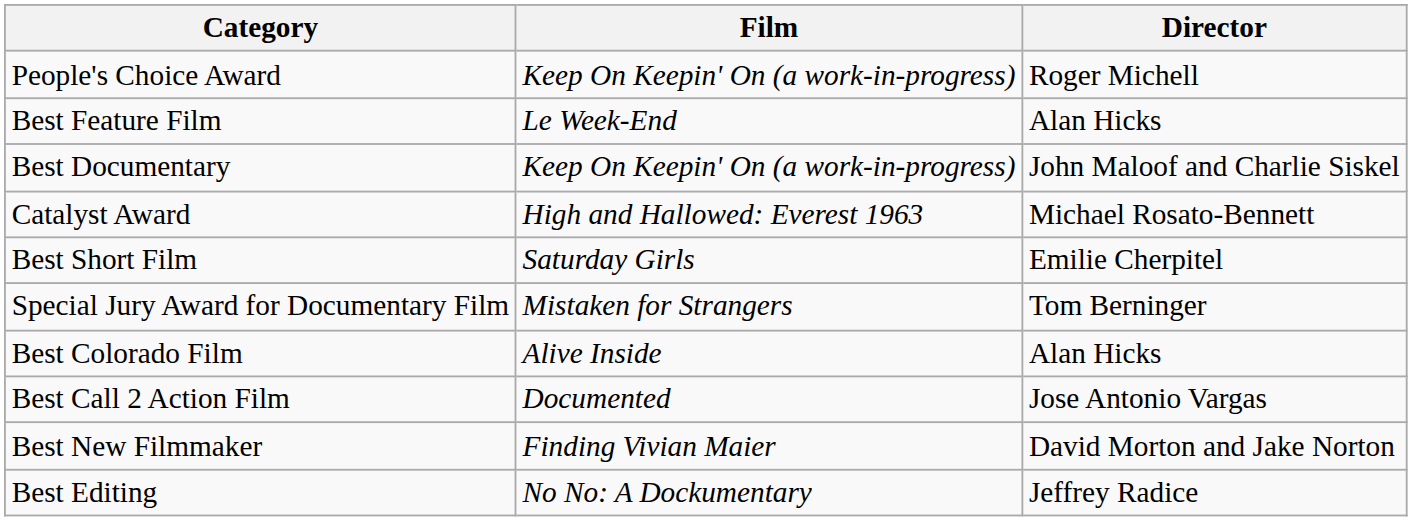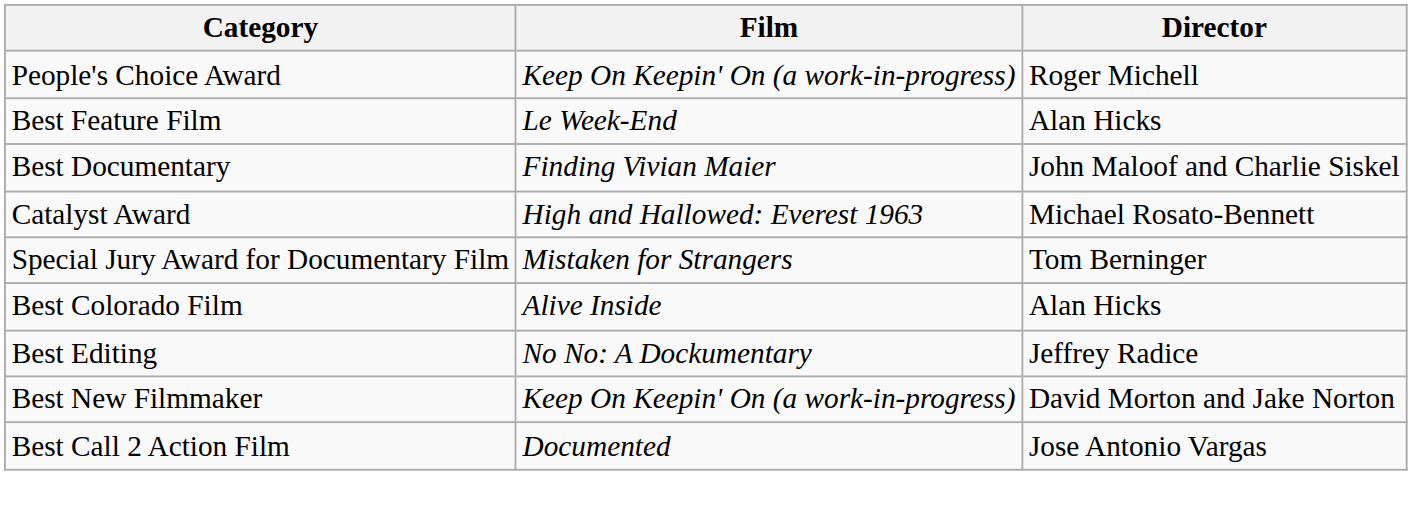(769, 167) Keep On Keepin' On (a work-in-progress) -> (649, 167) Finding Vivian Maier
- row: (104, 259)
rows swapped: (151, 399) <-> (84, 492)
(649, 445) Finding Vivian Maier -> (769, 399) Keep On Keepin' On (a work-in-progress)
